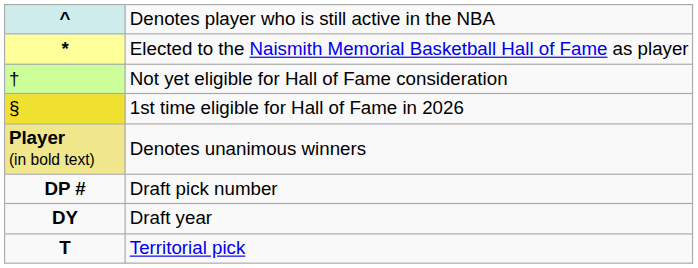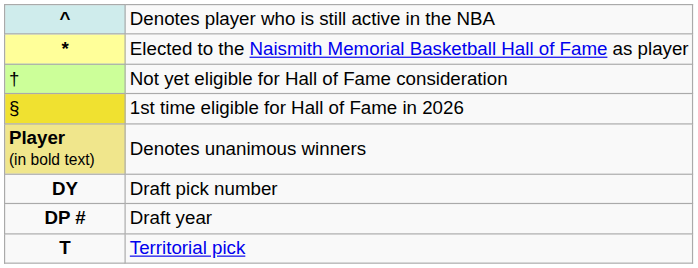(65, 188) DP # -> (65, 188) DY
(65, 218) DY -> (65, 218) DP #
